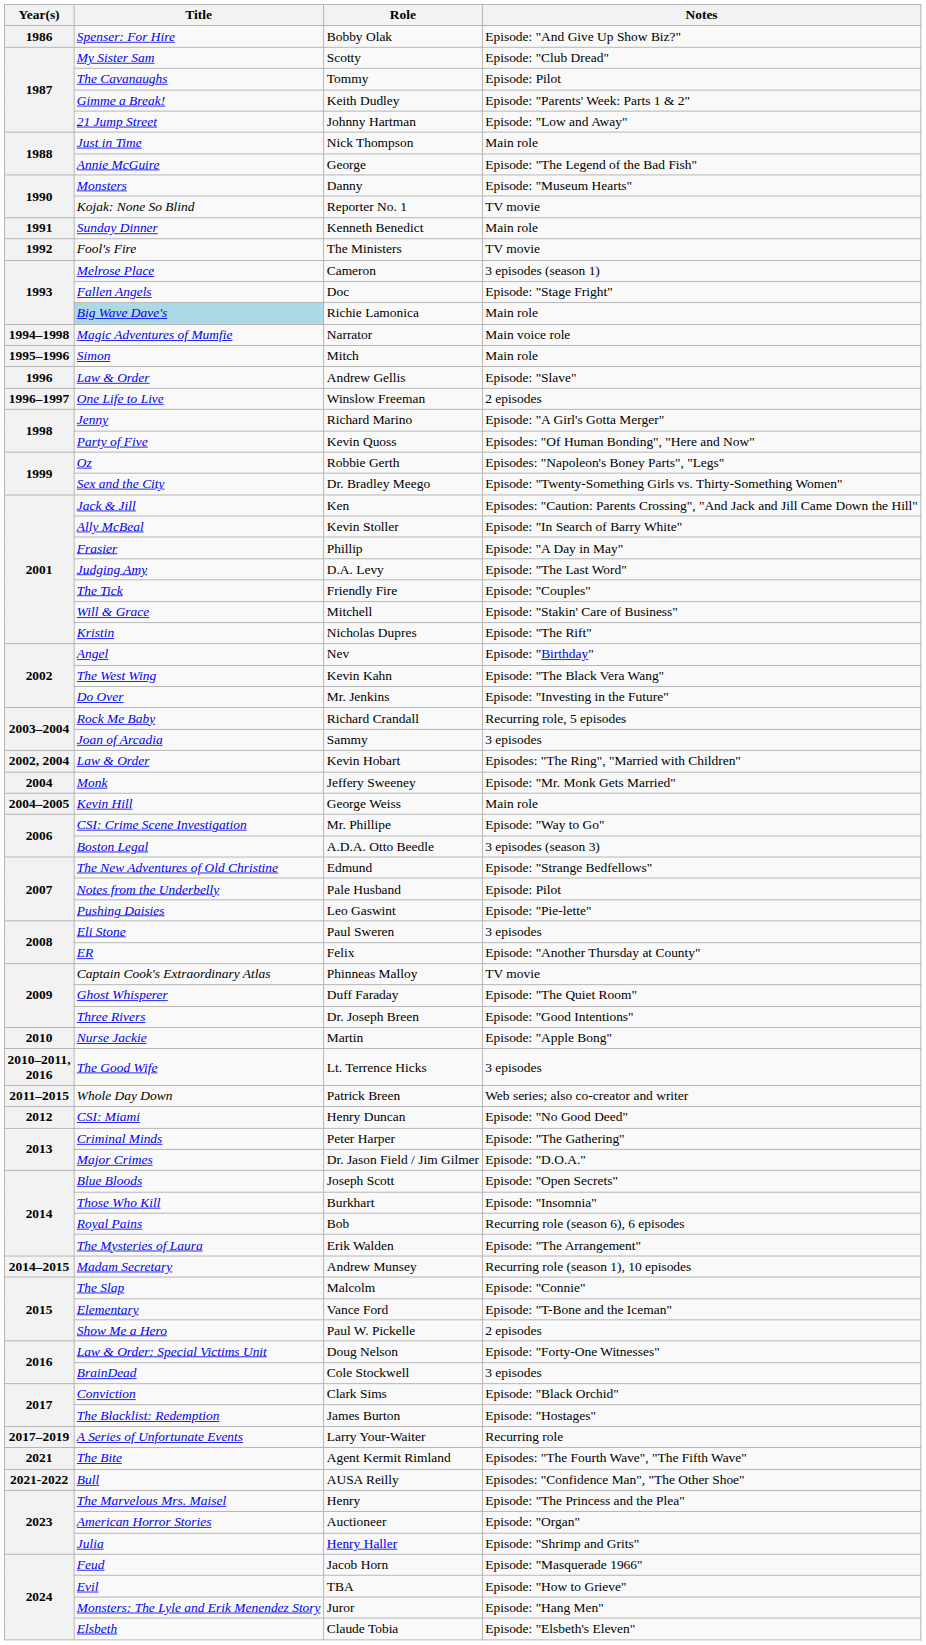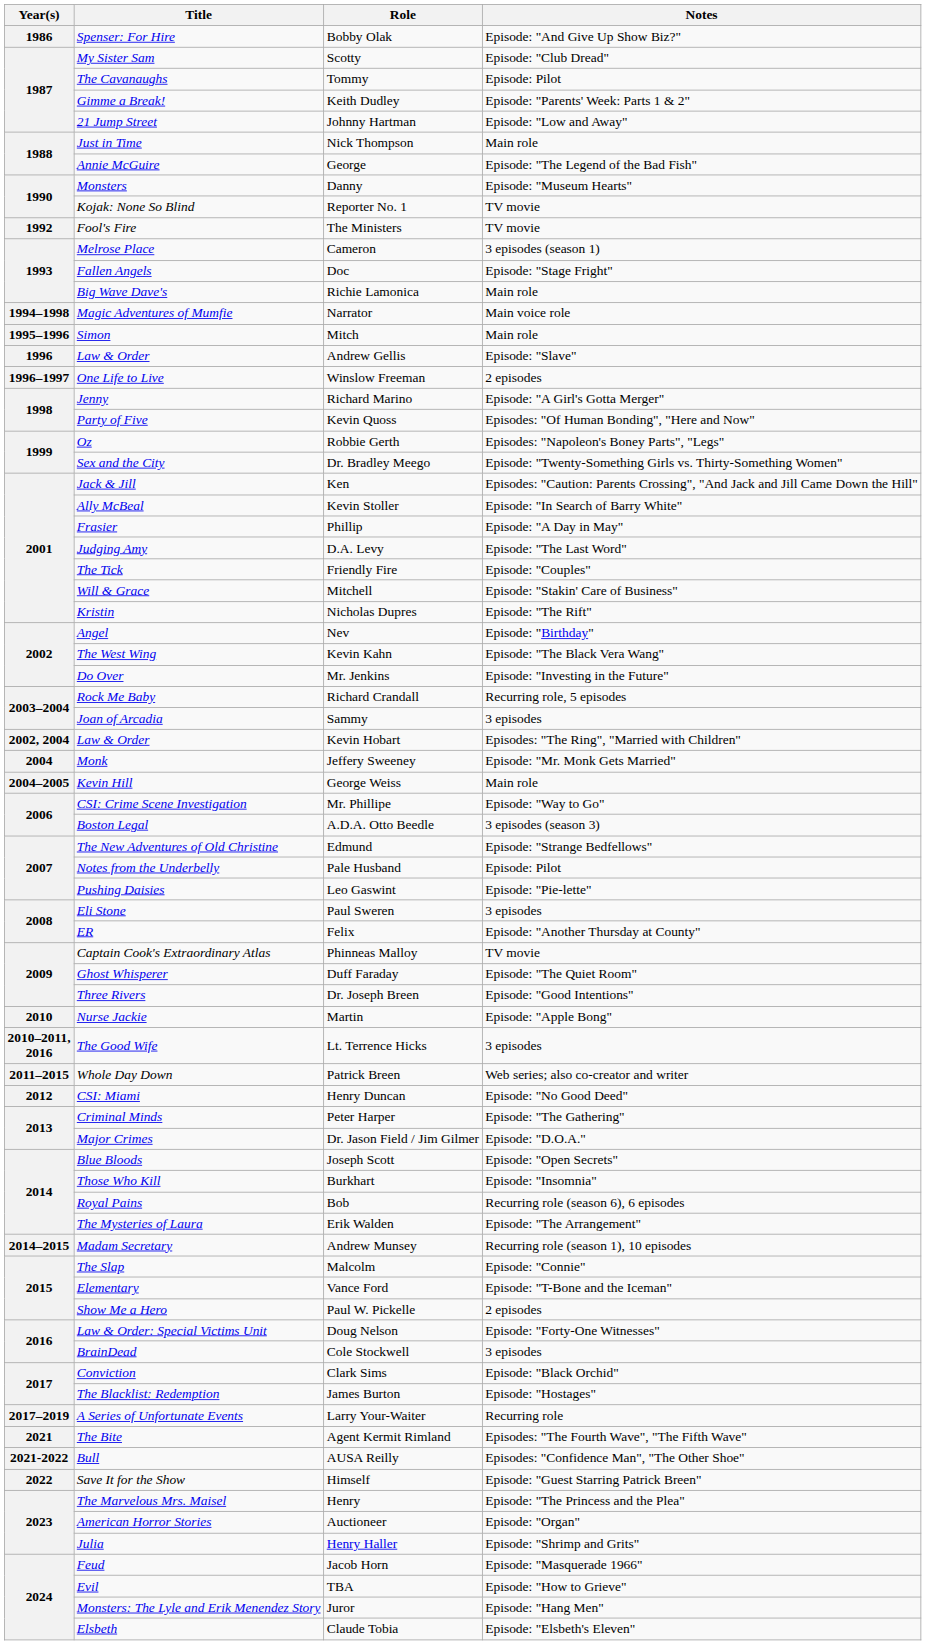- row: (375, 228)
(122, 313) lightblue background -> (122, 292) no background
+ row: (348, 1479)
